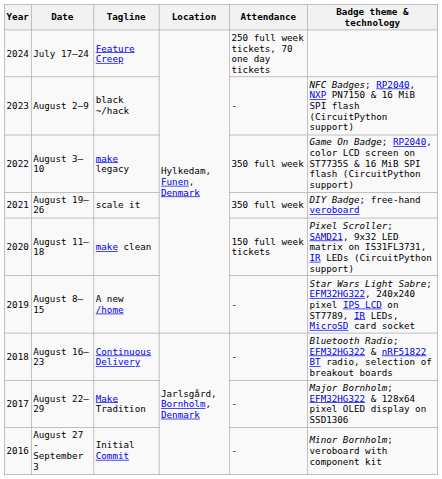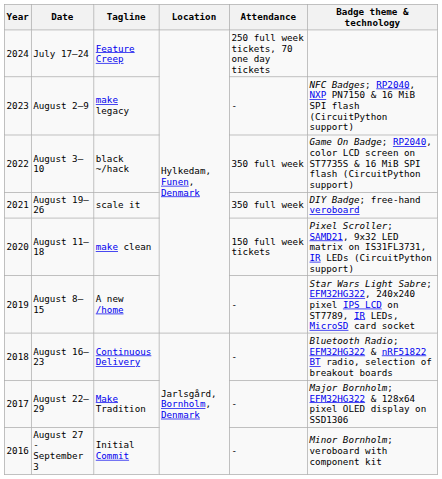(112, 106) black ~/hack -> (112, 106) make legacy
(112, 164) make legacy -> (112, 164) black ~/hack
